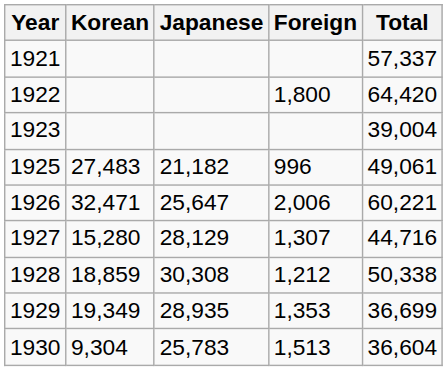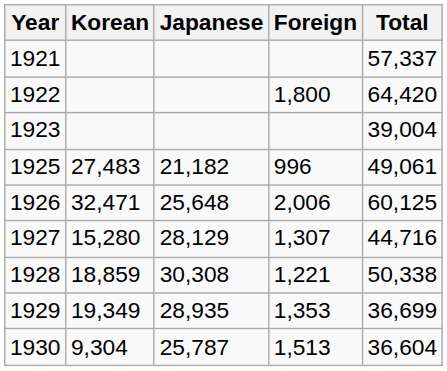(194, 202) 25,647 -> (194, 202) 25,648
(402, 202) 60,221 -> (402, 202) 60,125
(302, 274) 1,212 -> (302, 274) 1,221
(194, 346) 25,783 -> (194, 346) 25,787
